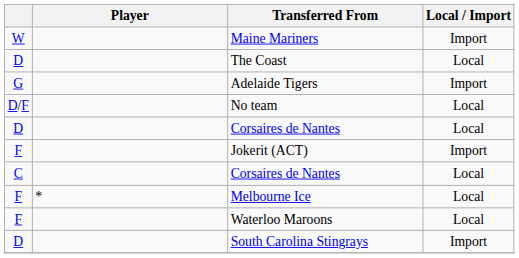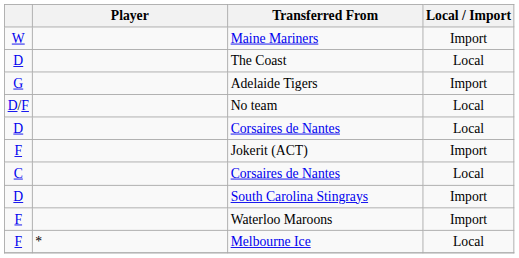rows swapped: (18, 196) <-> (18, 241)
(469, 218) Local -> (469, 218) Import
